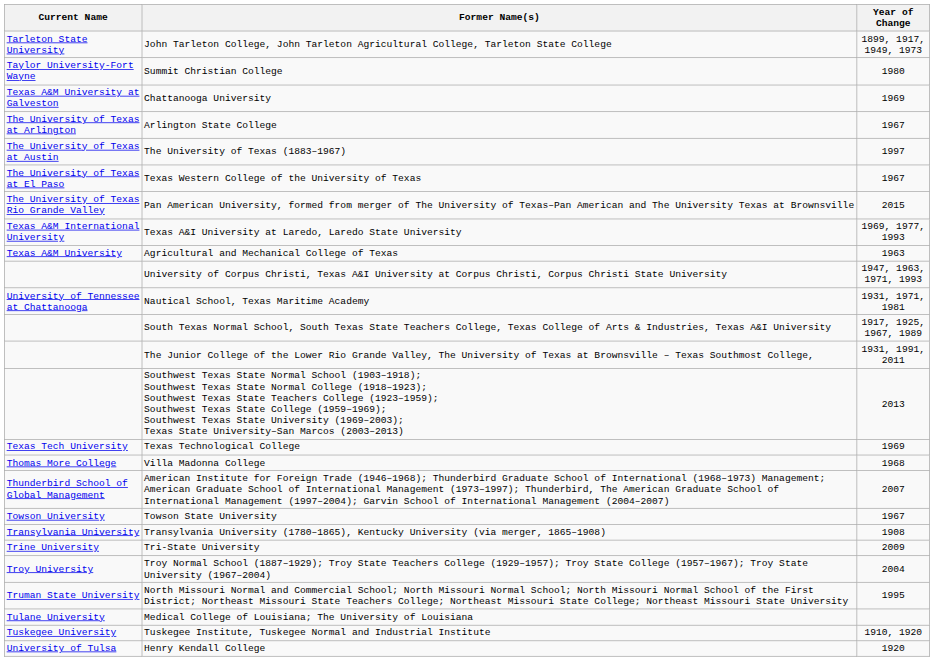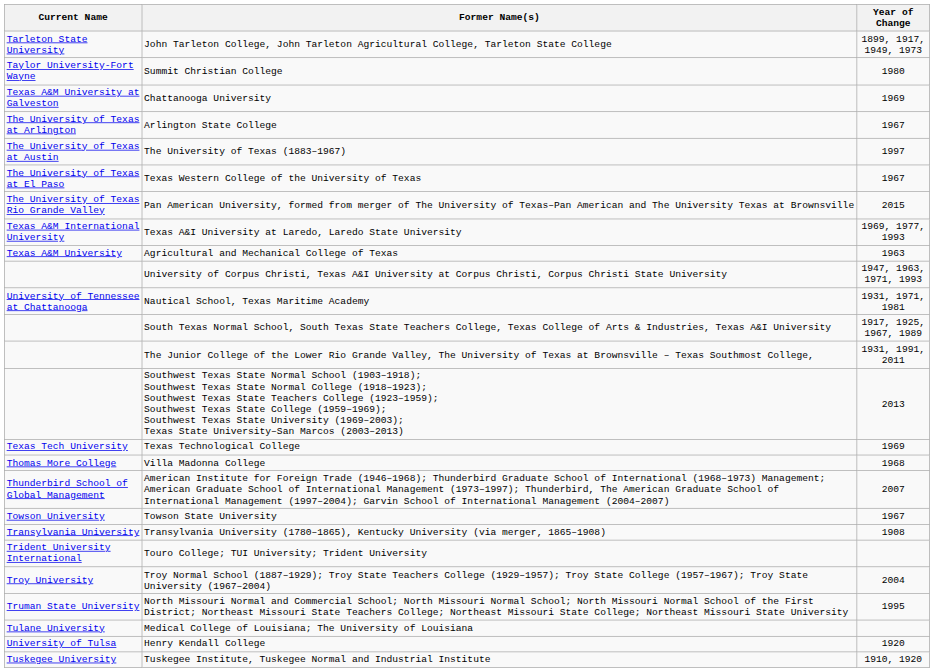+ row: (286, 553)
- row: (202, 548)
rows swapped: (205, 648) <-> (317, 633)
